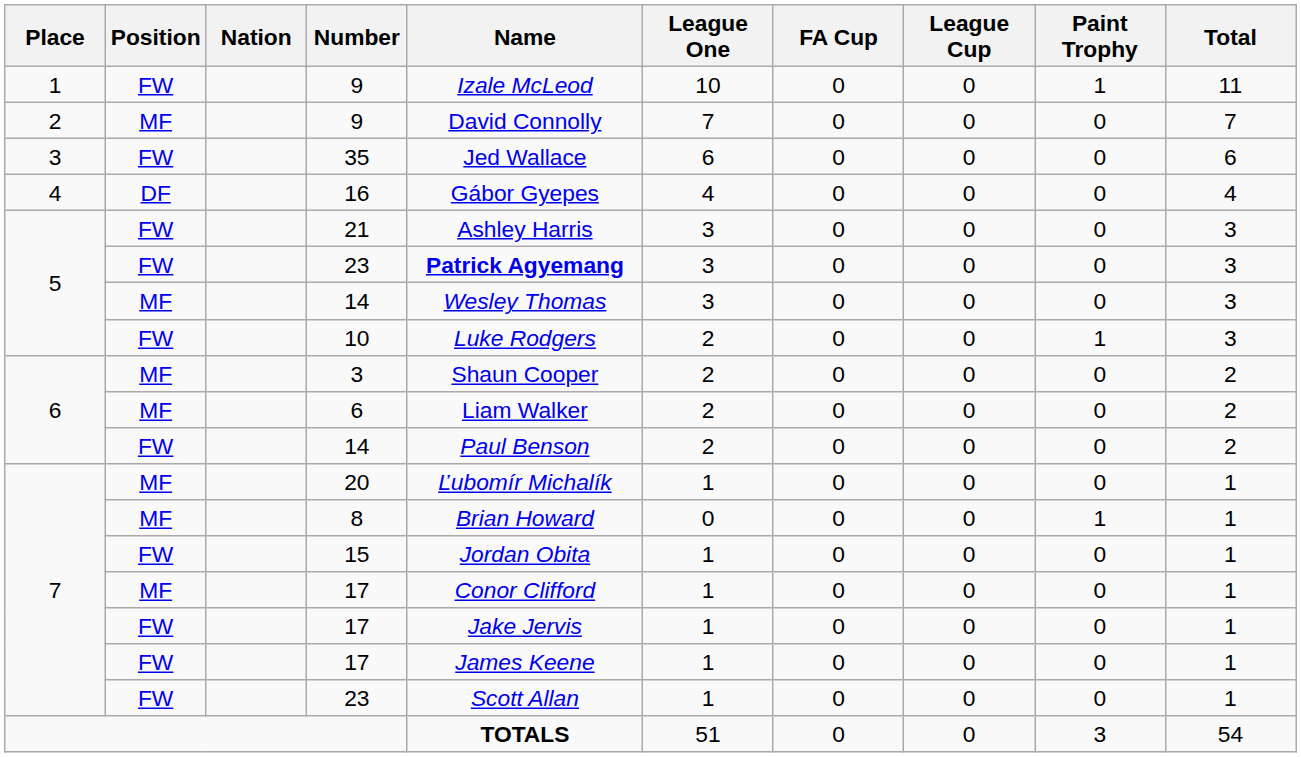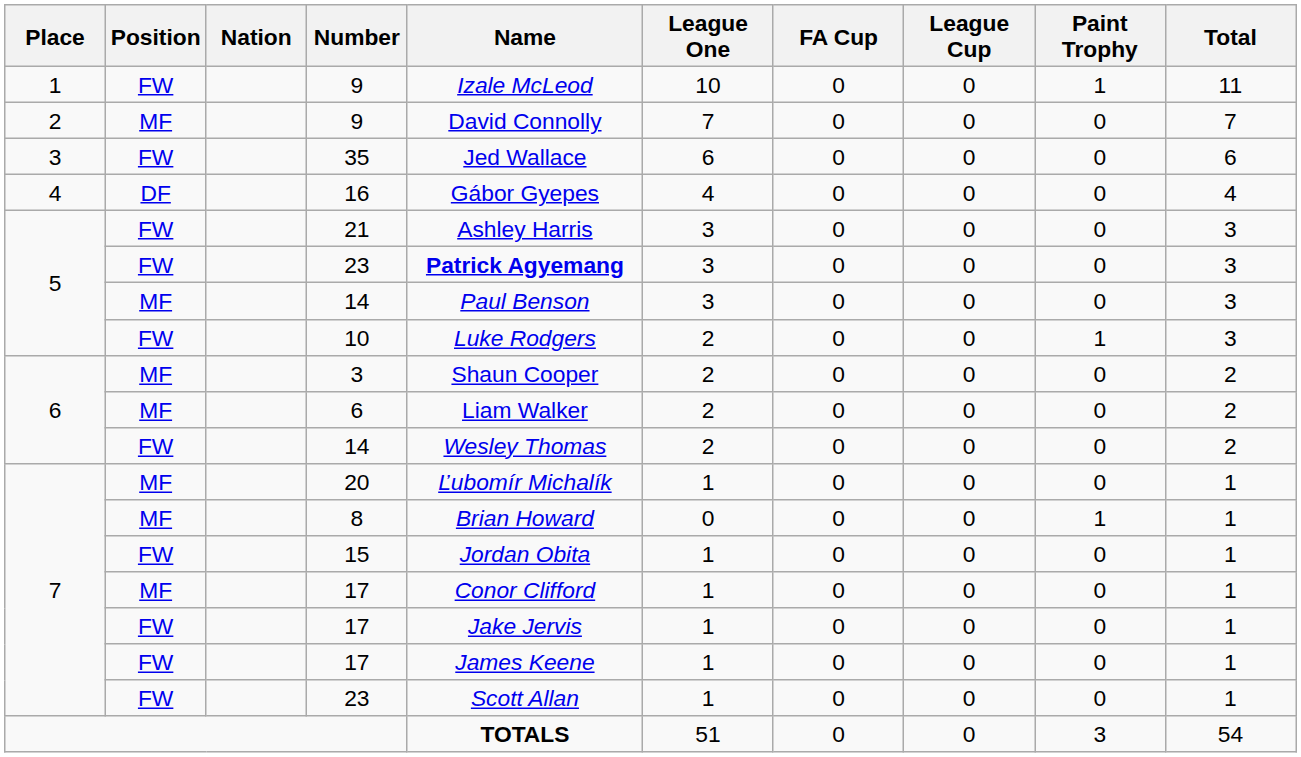(525, 301) Wesley Thomas -> (525, 301) Paul Benson
(525, 446) Paul Benson -> (525, 446) Wesley Thomas
